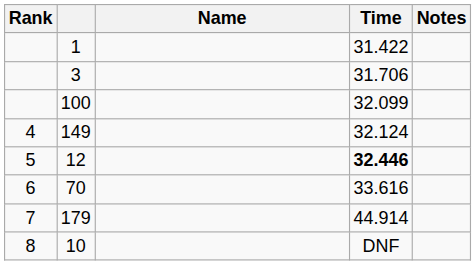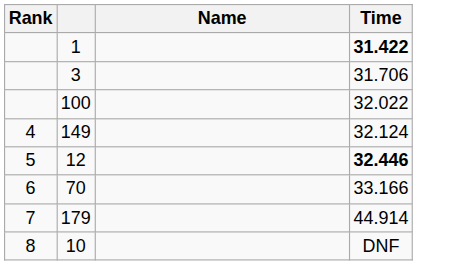- column: (442, 18)
(381, 47) normal -> (381, 47) bold
(381, 103) 32.099 -> (381, 103) 32.022
(381, 189) 33.616 -> (381, 189) 33.166
